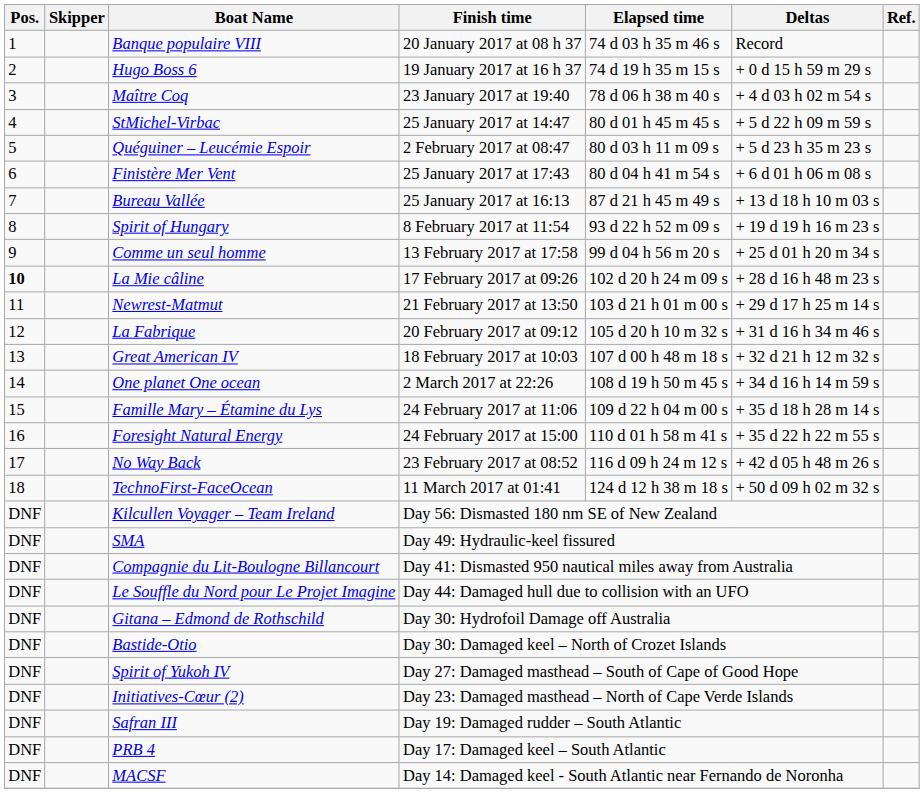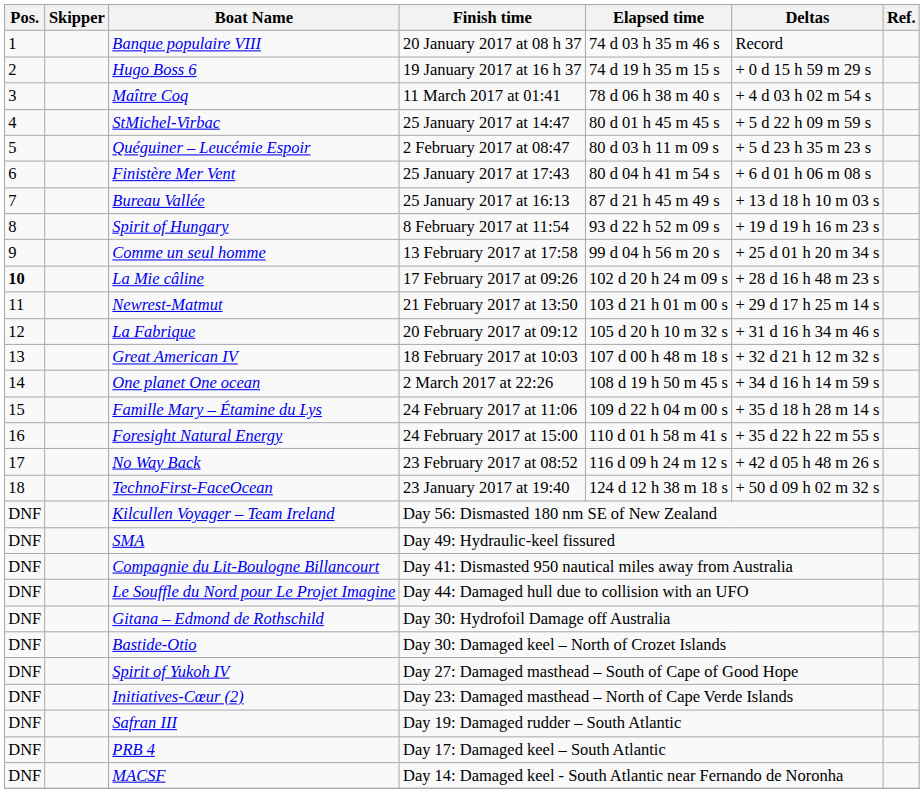(486, 95) 23 January 2017 at 19:40 -> (482, 95) 11 March 2017 at 01:41
(482, 488) 11 March 2017 at 01:41 -> (486, 488) 23 January 2017 at 19:40
